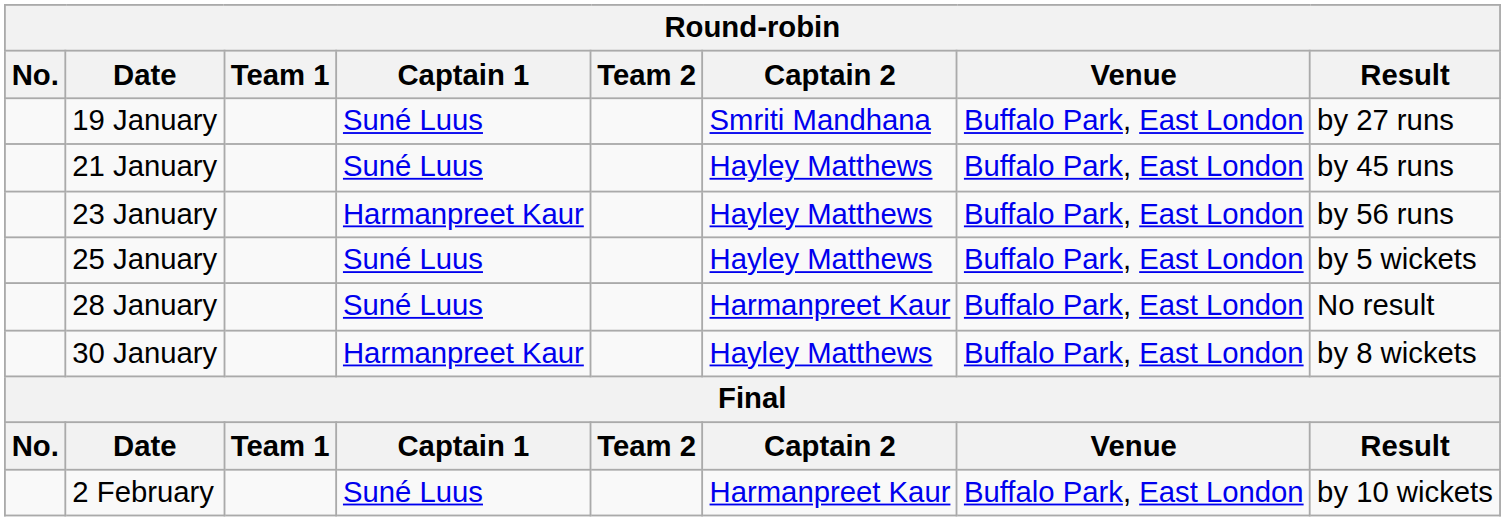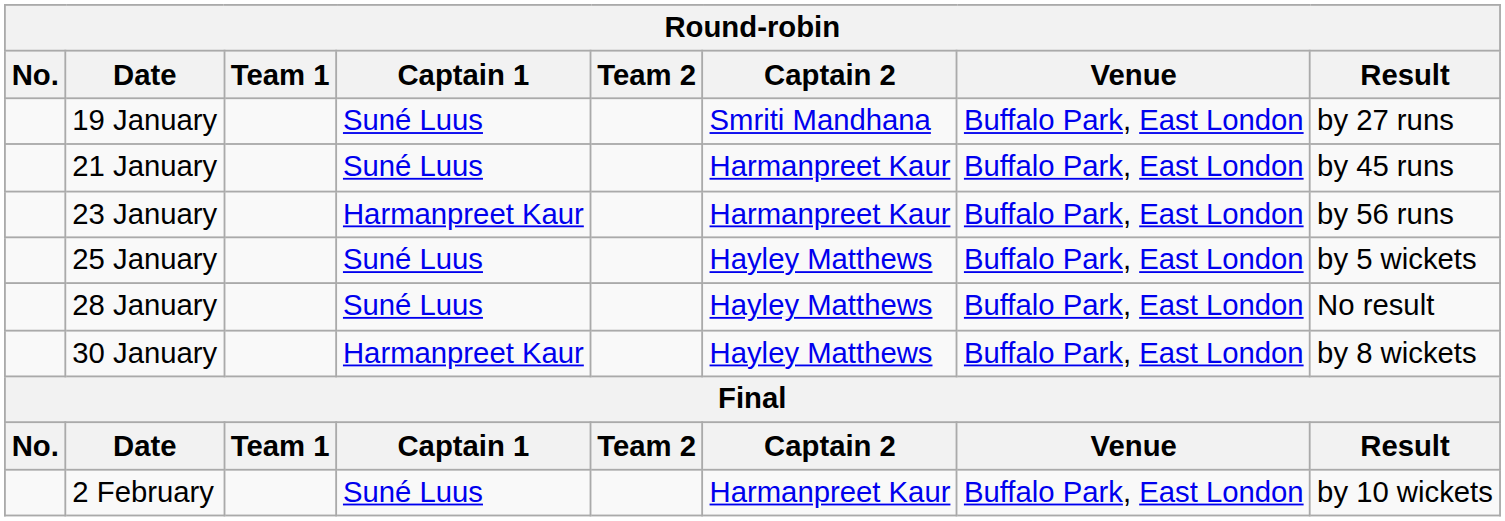(821, 167) Hayley Matthews -> (830, 167) Harmanpreet Kaur
(821, 213) Hayley Matthews -> (830, 213) Harmanpreet Kaur
(830, 306) Harmanpreet Kaur -> (821, 306) Hayley Matthews
